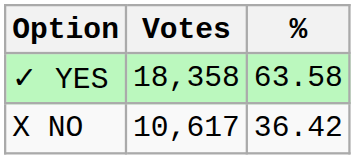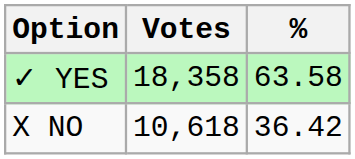(186, 128) 10,617 -> (186, 128) 10,618
